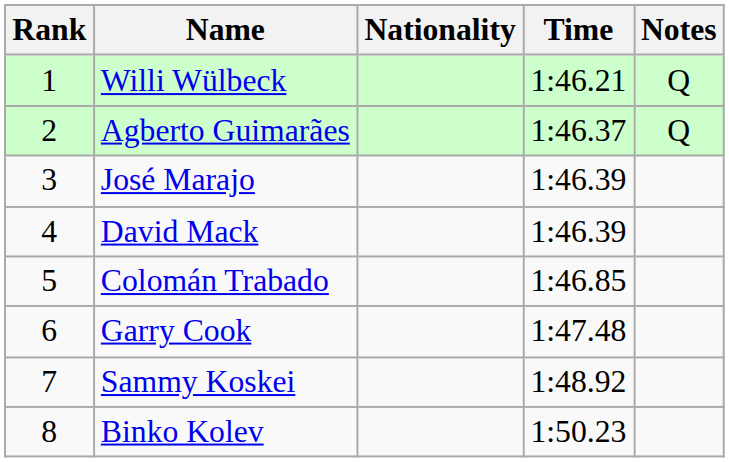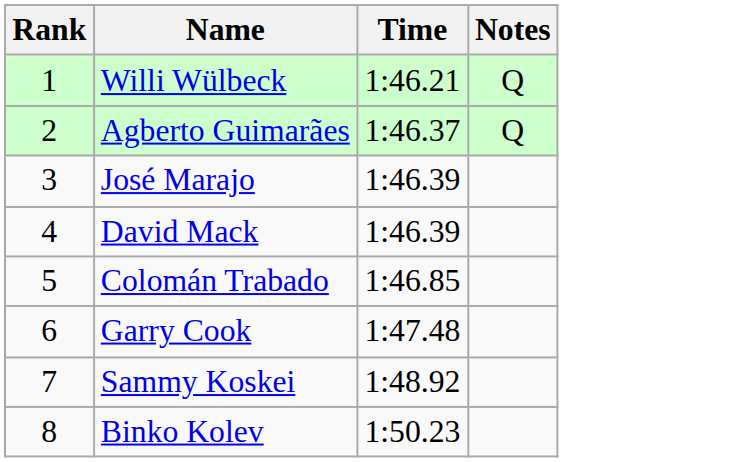- column: (440, 29)
